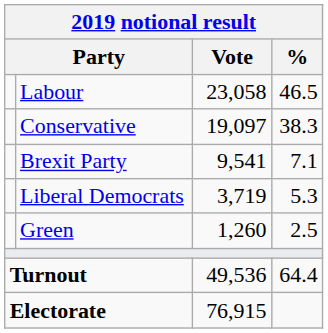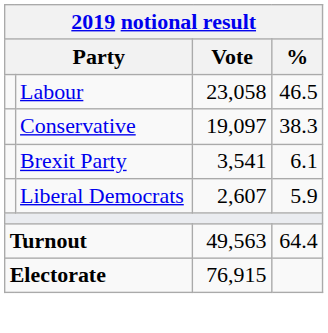(242, 160) 9,541 -> (242, 160) 3,541
(304, 160) 7.1 -> (304, 160) 6.1
(242, 195) 3,719 -> (242, 195) 2,607
(304, 195) 5.3 -> (304, 195) 5.9
- row: (47, 230)
(236, 275) 49,536 -> (236, 240) 49,563
